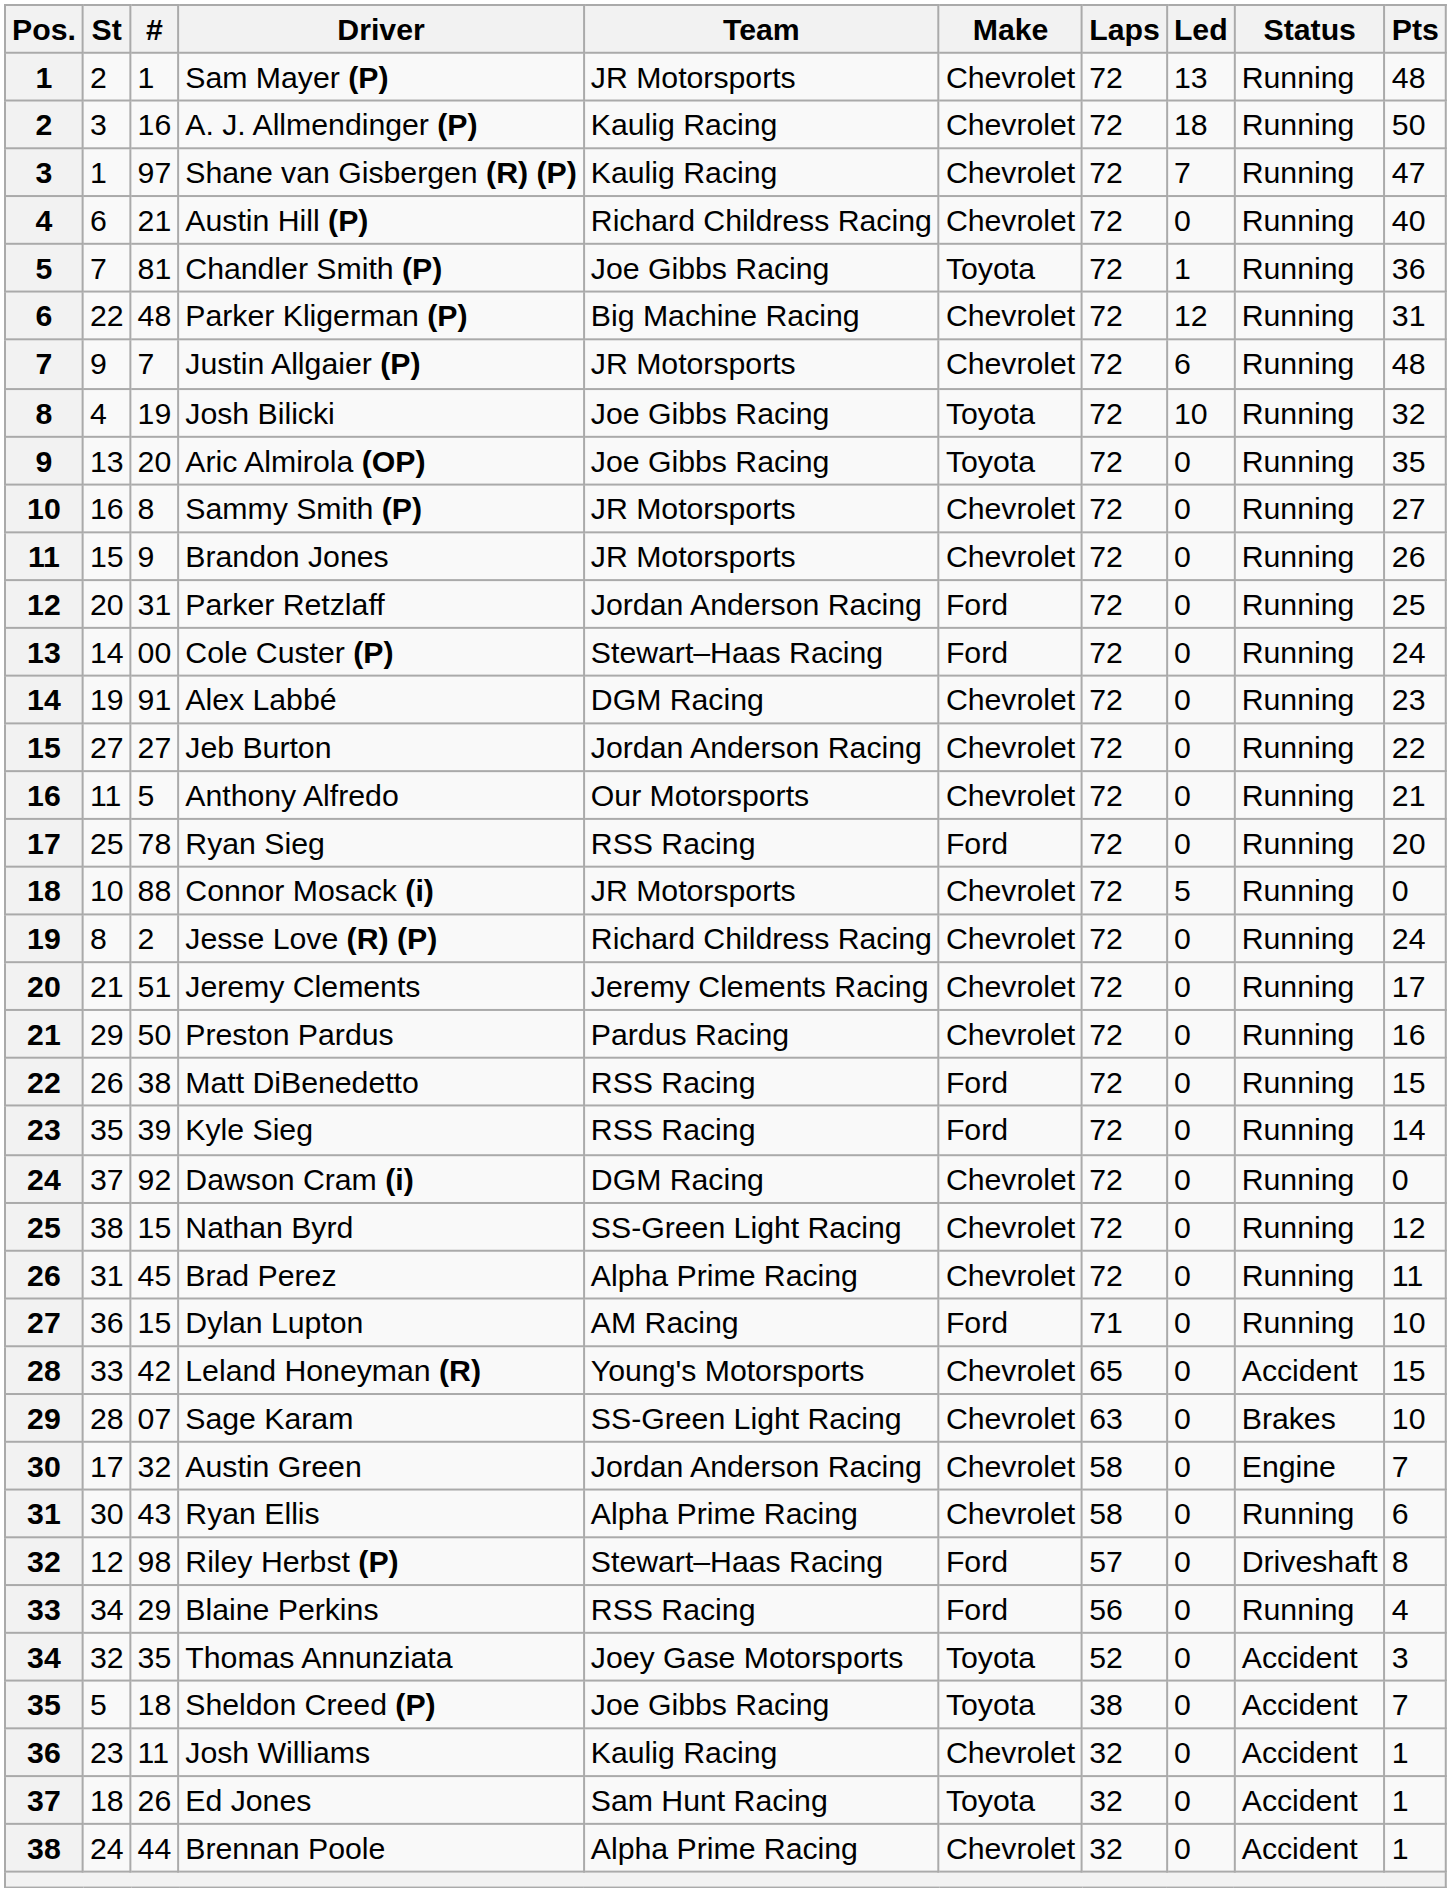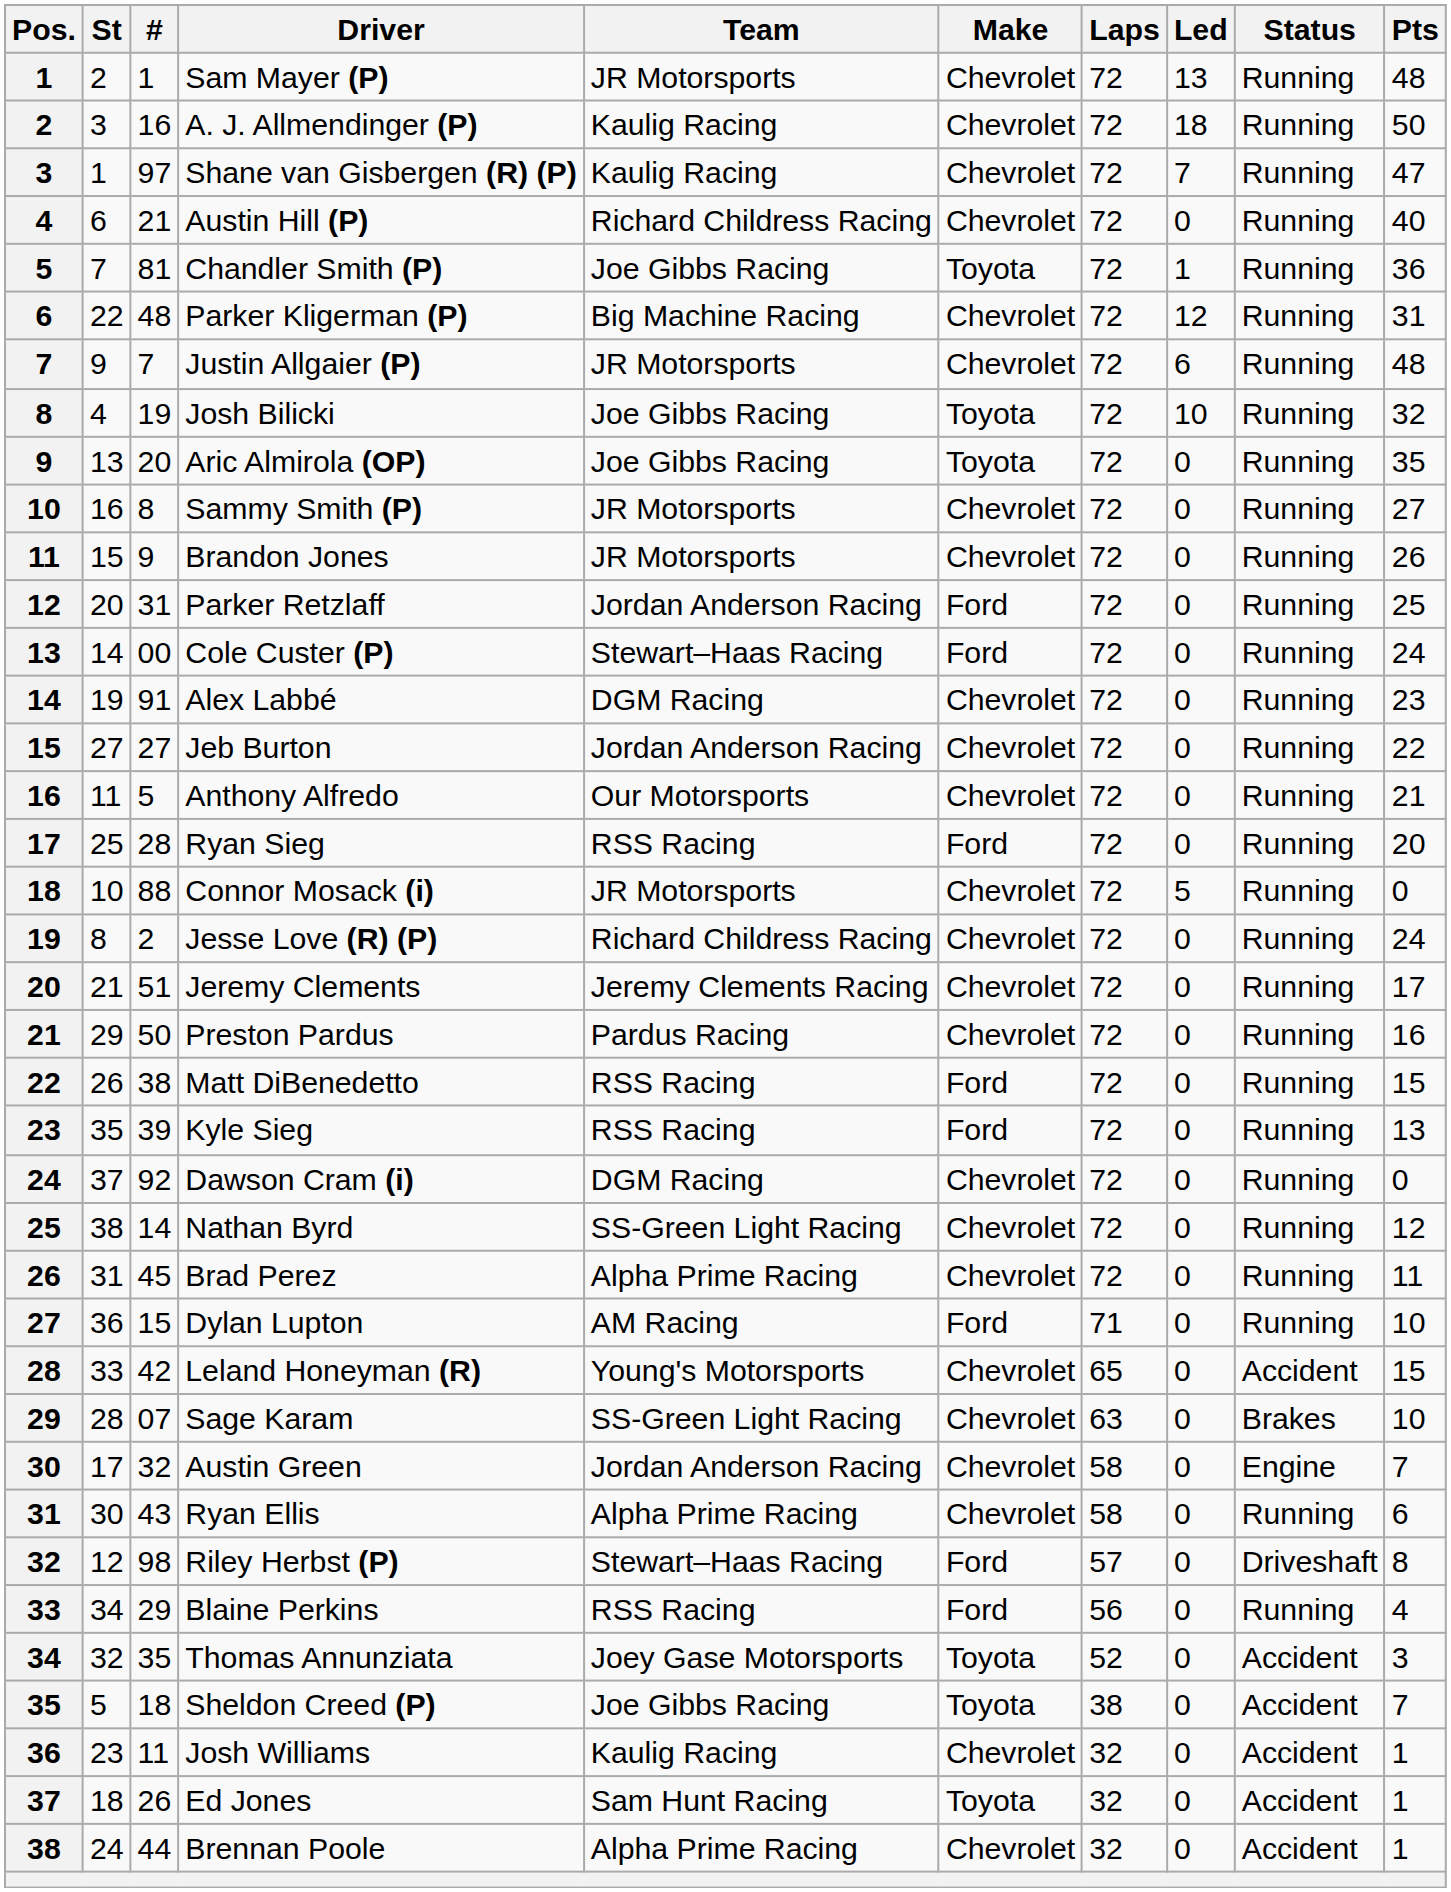(154, 843) 78 -> (154, 843) 28
(1409, 1130) 14 -> (1409, 1130) 13
(154, 1226) 15 -> (154, 1226) 14
